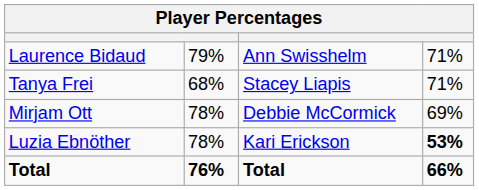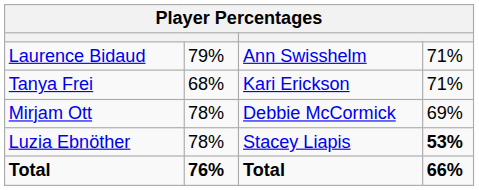(297, 84) Stacey Liapis -> (296, 84) Kari Erickson
(296, 141) Kari Erickson -> (297, 141) Stacey Liapis
